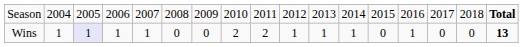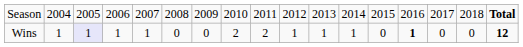(413, 33) normal -> (413, 33) bold
(502, 33) 13 -> (502, 33) 12
